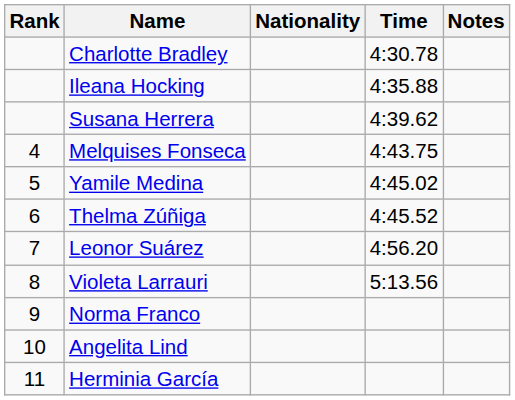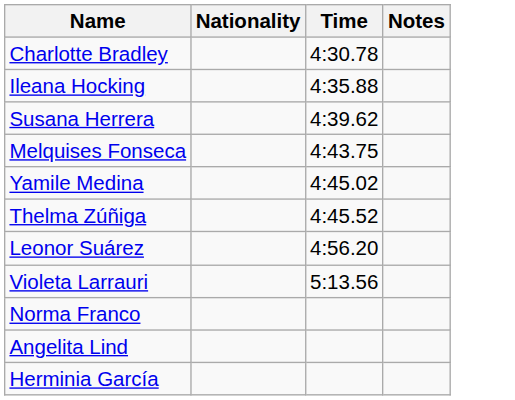- column: (35, 21)
